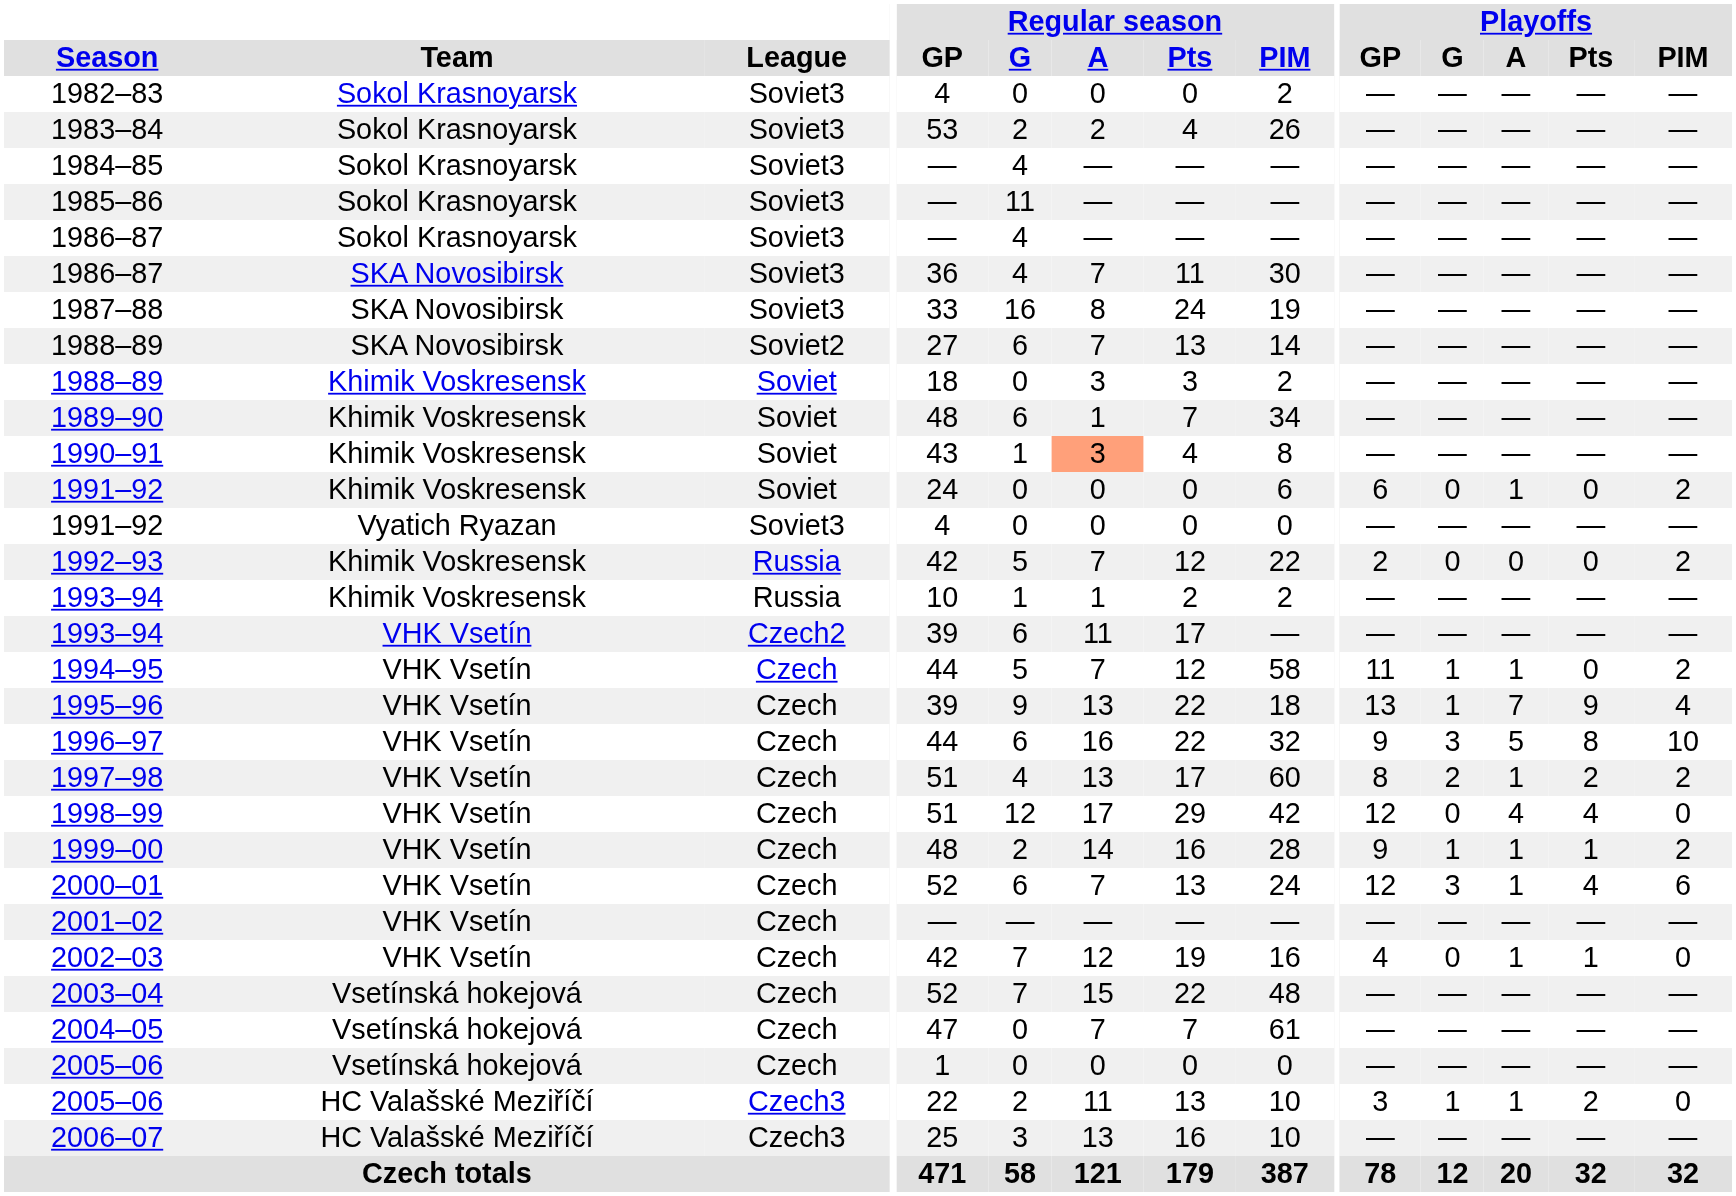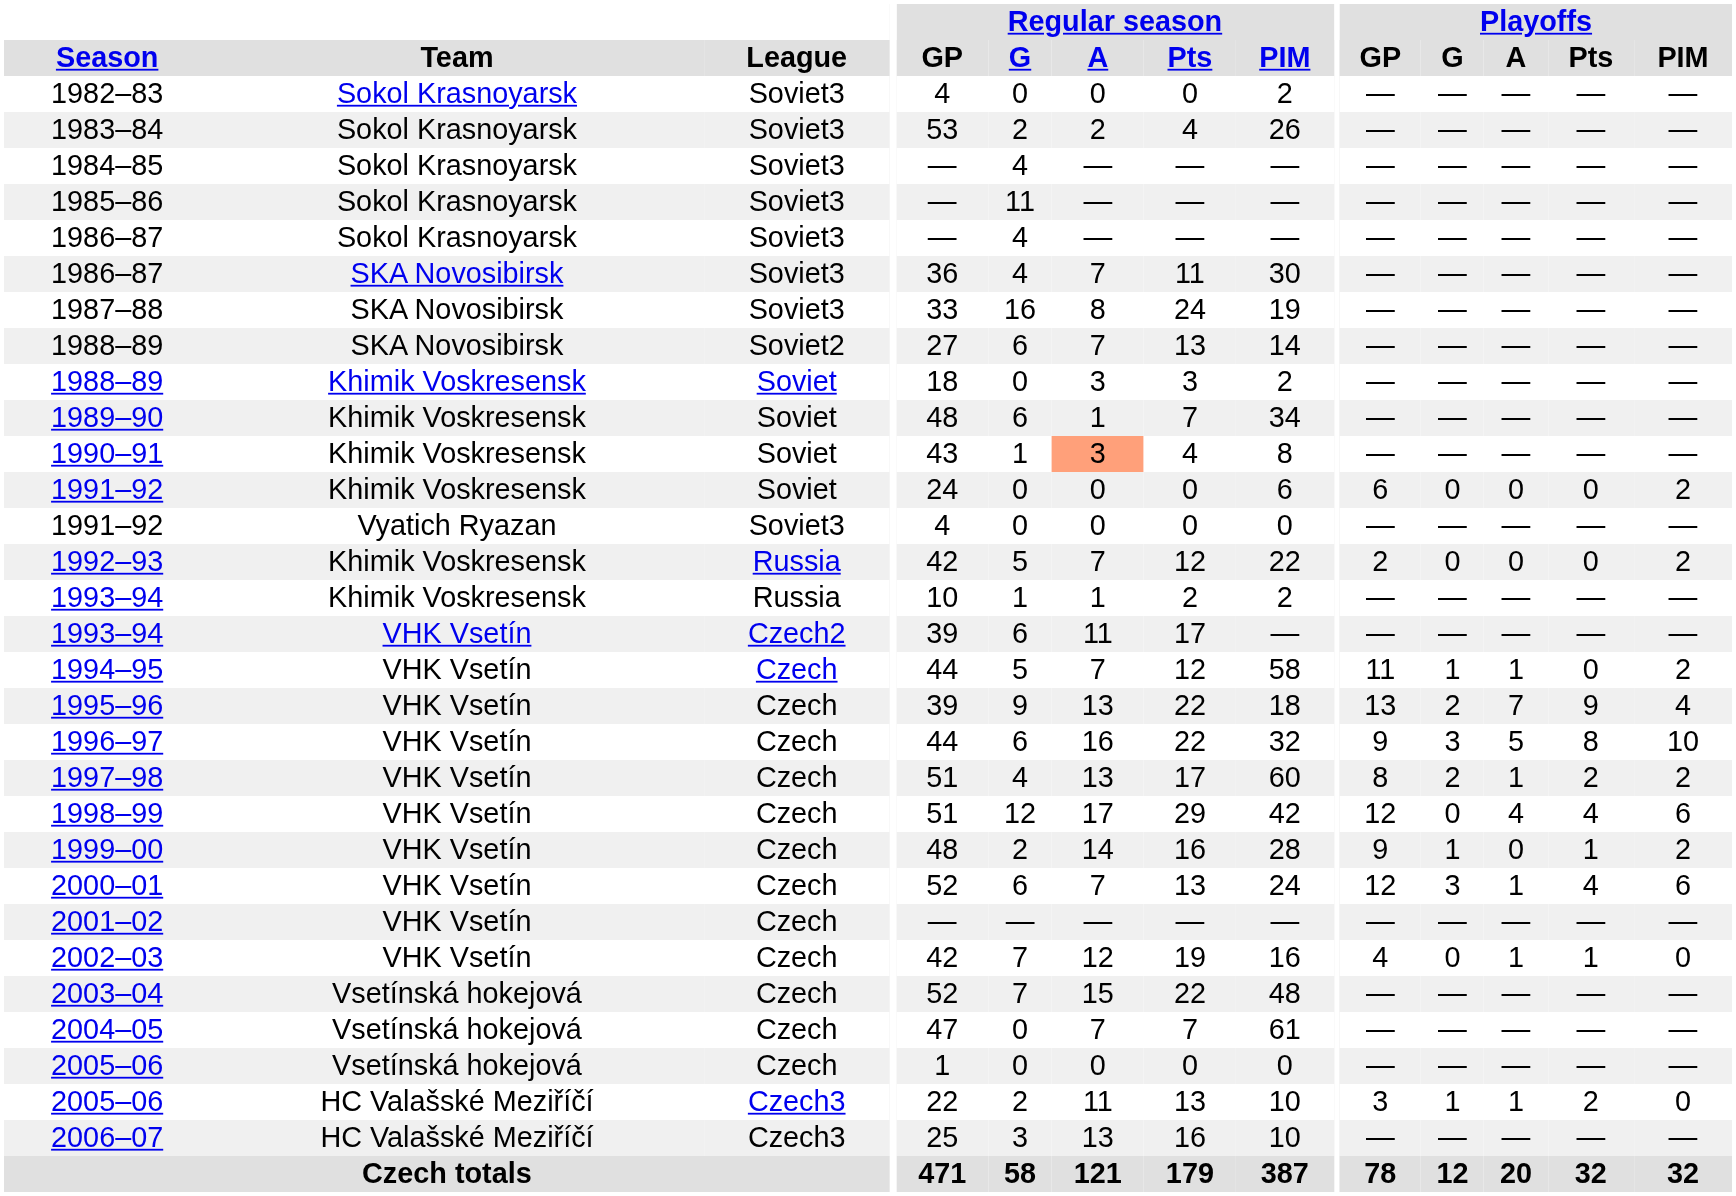(1516, 489) 1 -> (1516, 489) 0
(1452, 705) 1 -> (1452, 705) 2
(1683, 813) 0 -> (1683, 813) 6
(1516, 849) 1 -> (1516, 849) 0
